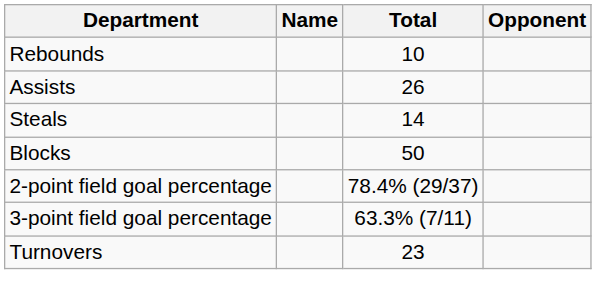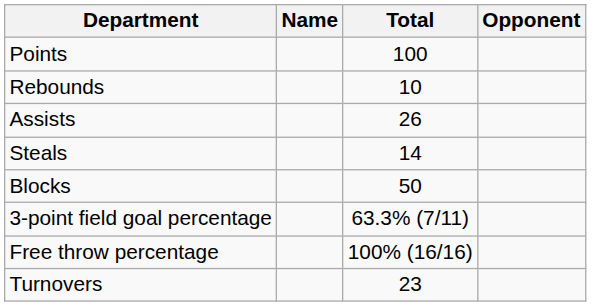+ row: (38, 53)
- row: (141, 185)
+ row: (114, 251)
